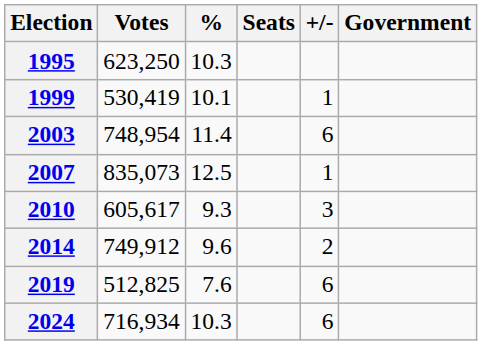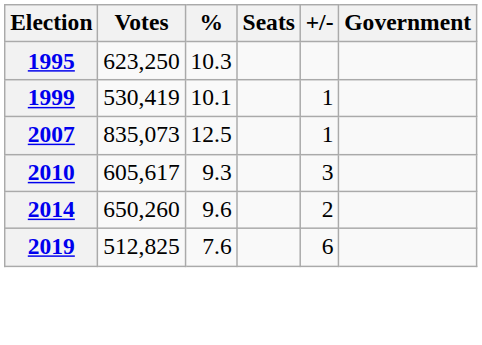- row: (51, 135)
(142, 246) 749,912 -> (142, 209) 650,260
- row: (51, 321)
